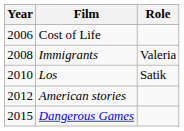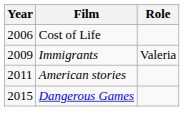(20, 55) 2008 -> (20, 55) 2009
- row: (48, 75)
(20, 95) 2012 -> (20, 75) 2011
